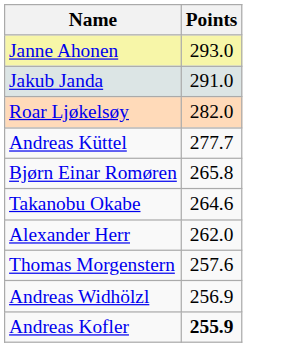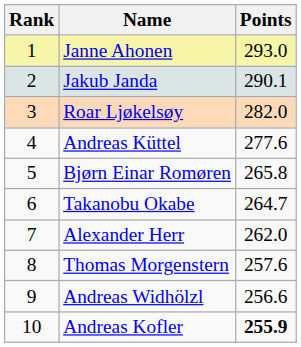+ column: (32, 19)
(212, 81) 291.0 -> (266, 81) 290.1
(212, 142) 277.7 -> (266, 142) 277.6
(212, 204) 264.6 -> (266, 204) 264.7
(212, 296) 256.9 -> (266, 296) 256.6
